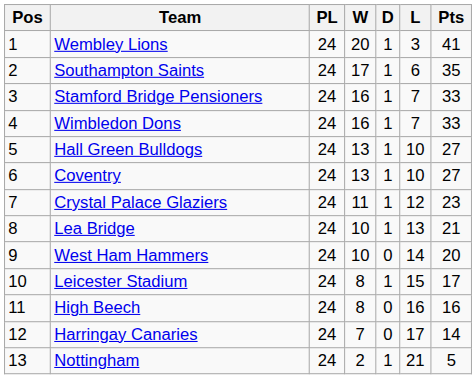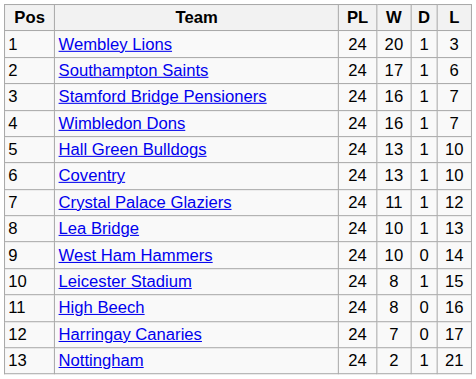- column: (451, 17)
